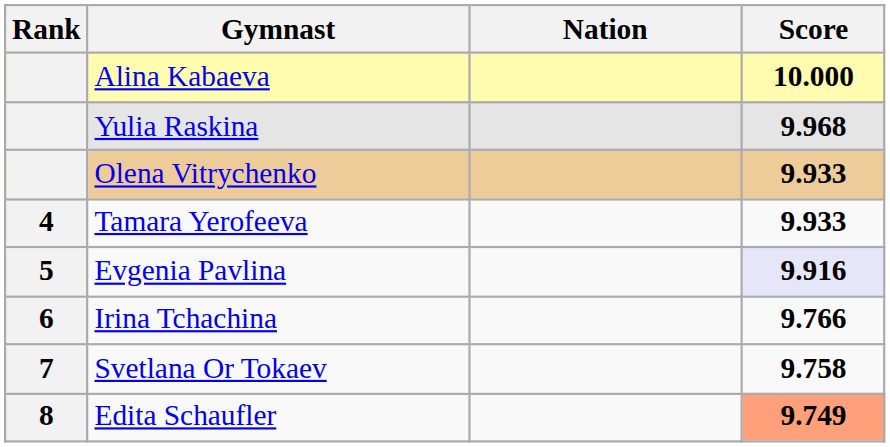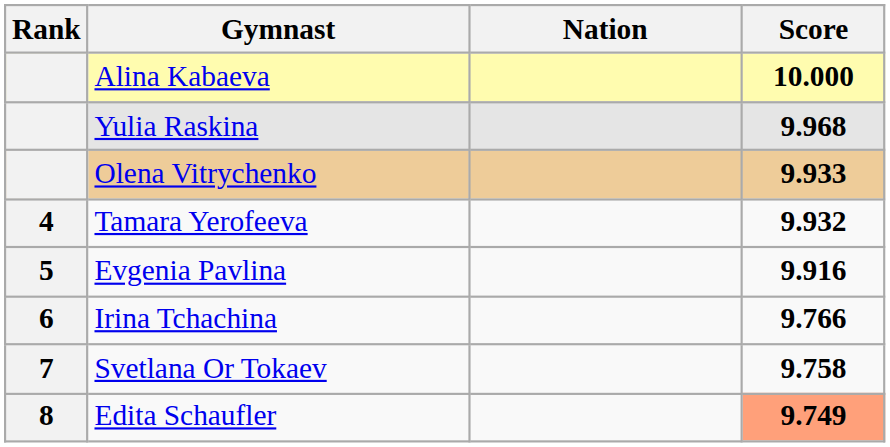(813, 222) 9.933 -> (813, 222) 9.932
(813, 270) lavender background -> (813, 270) no background
